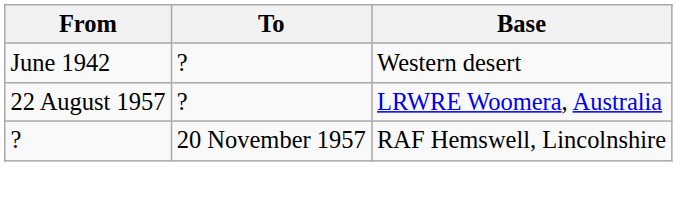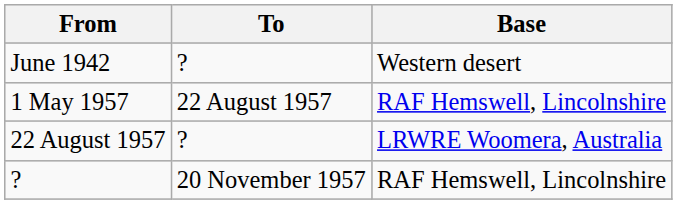+ row: (70, 101)
